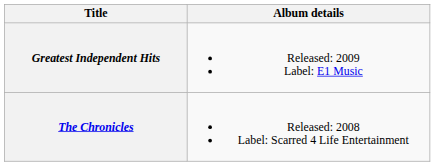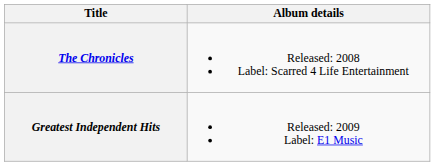rows swapped: (96, 126) <-> (96, 57)
